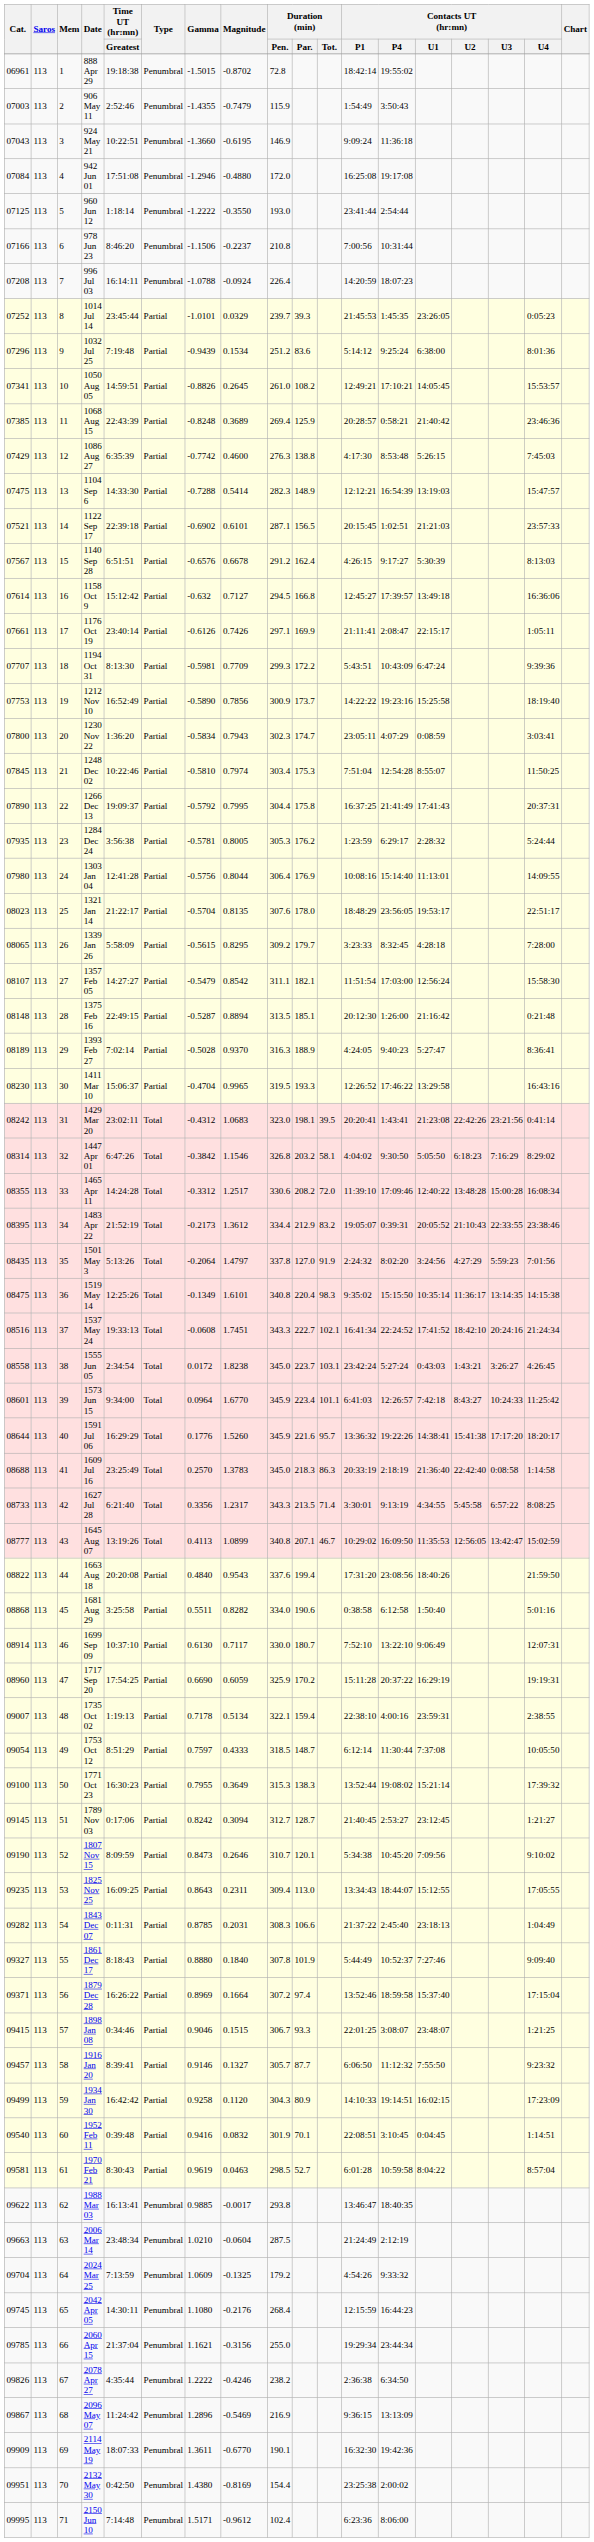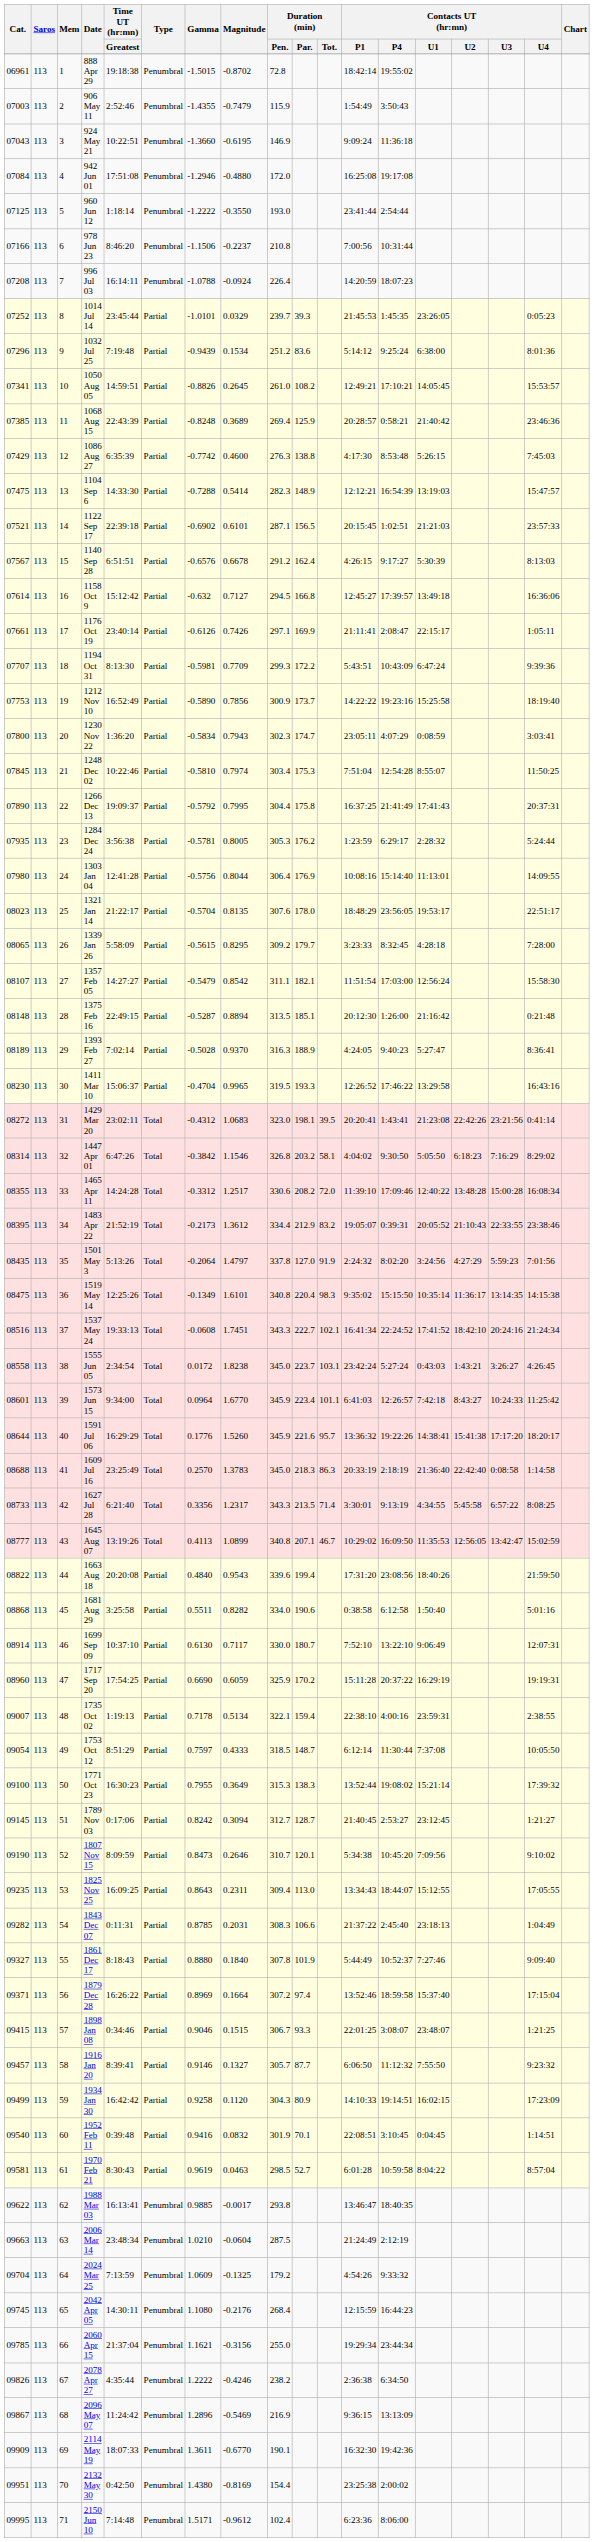(18, 1120) 08242 -> (18, 1120) 08272
(280, 1575) 337.6 -> (280, 1575) 339.6
